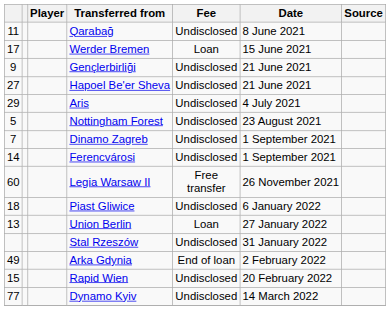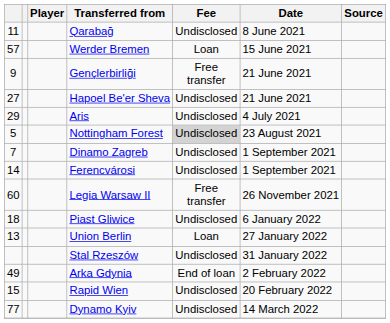(13, 49) 17 -> (13, 49) 57
(206, 67) Undisclosed -> (206, 73) Free transfer
(206, 121) no background -> (206, 134) lightgrey background
